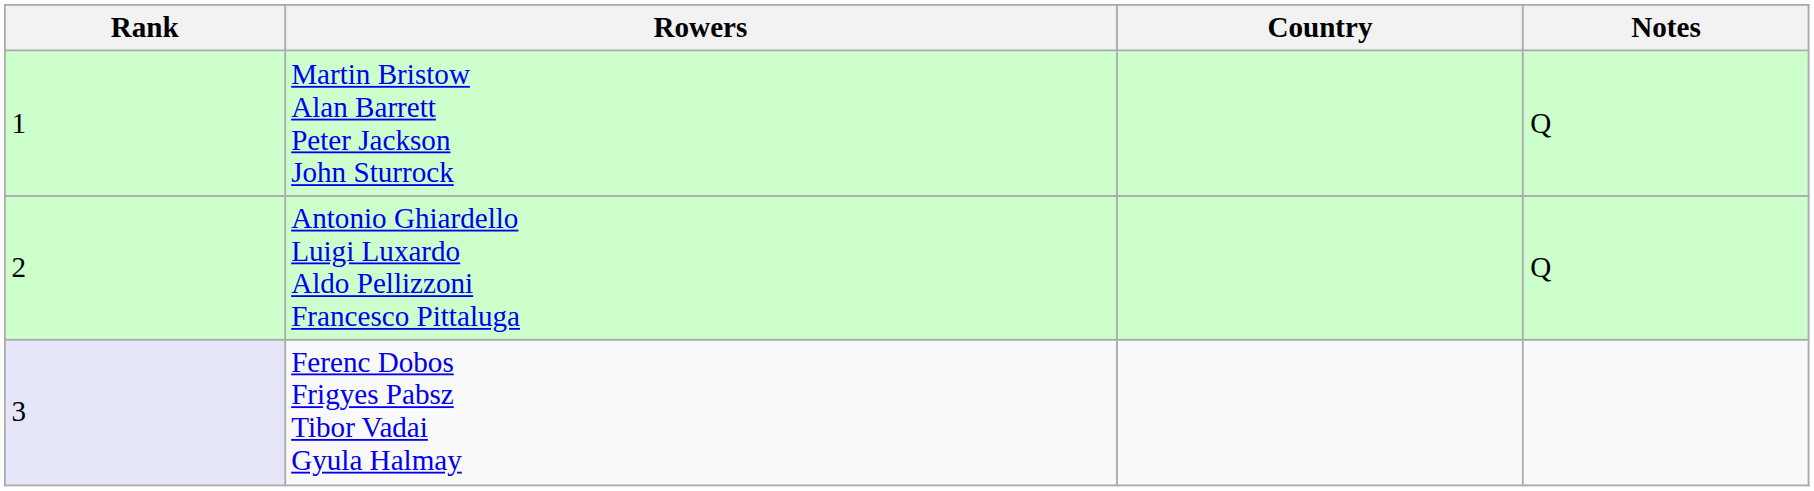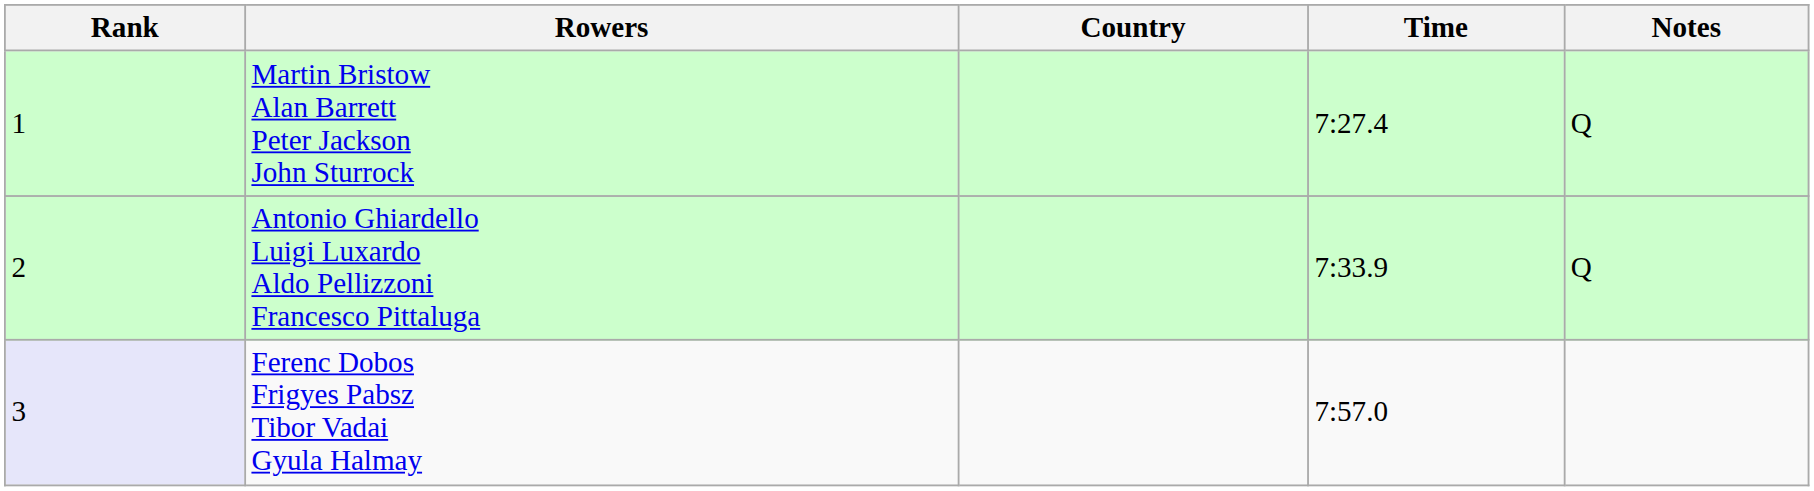+ column: (1436, 27)
